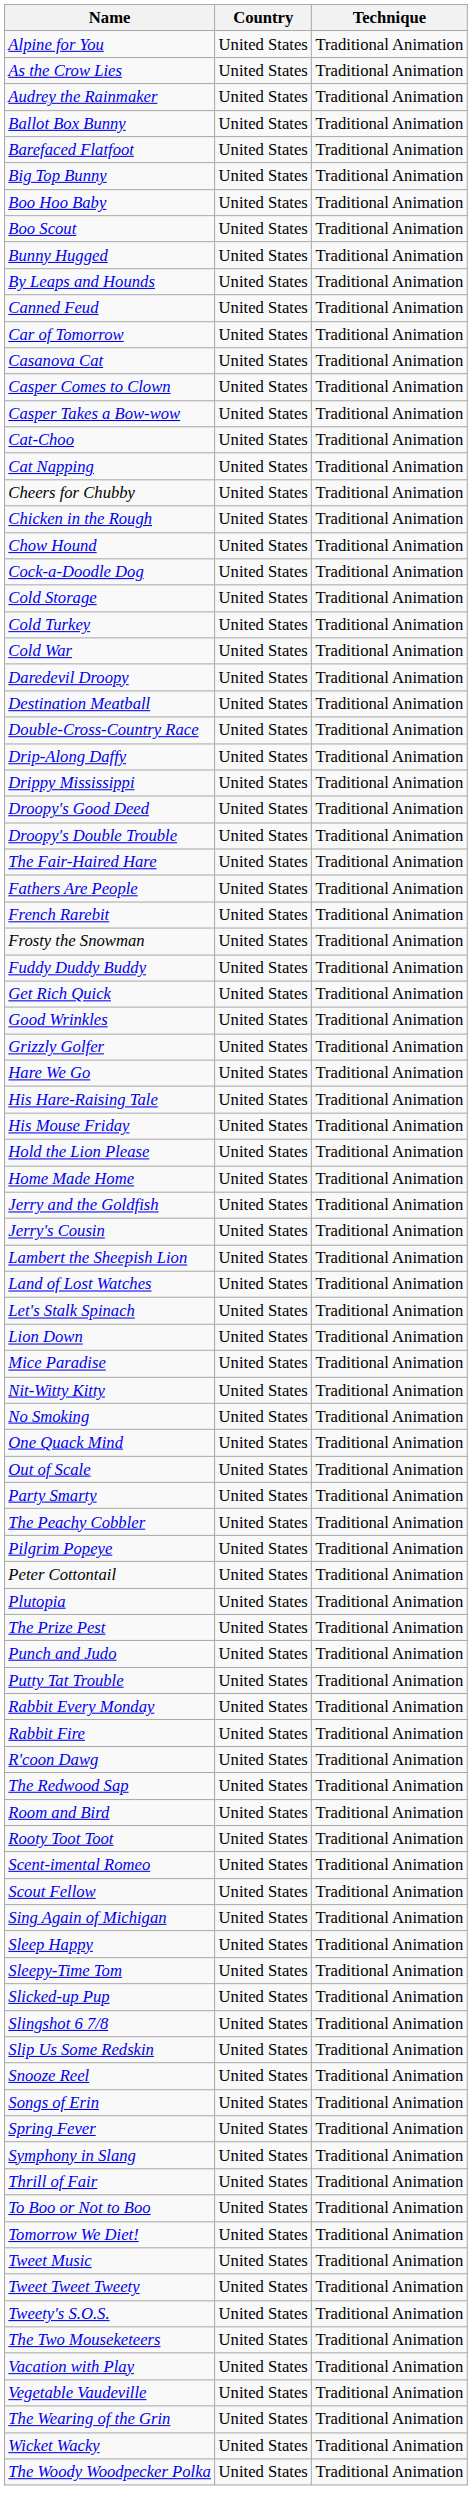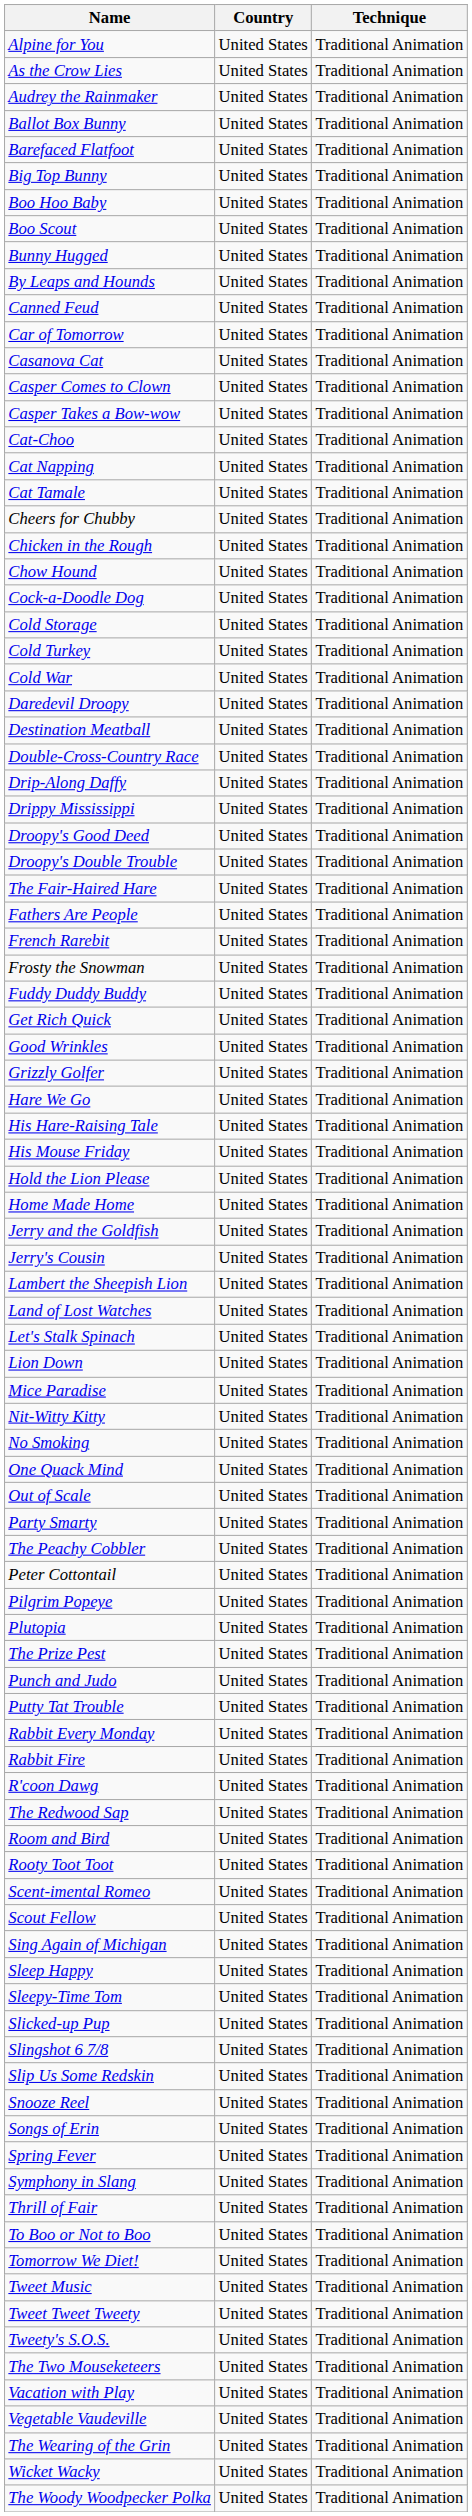+ row: (47, 492)
rows swapped: (62, 1574) <-> (60, 1548)
